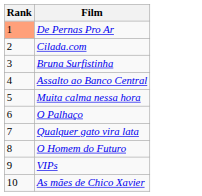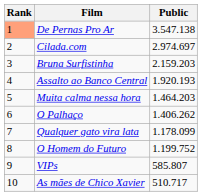+ column: (174, 13)
